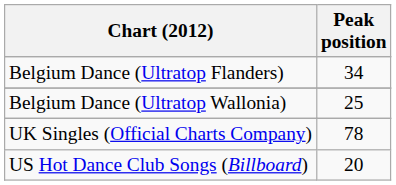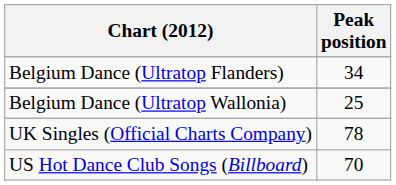(354, 164) 20 -> (354, 164) 70
